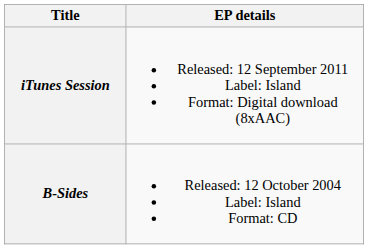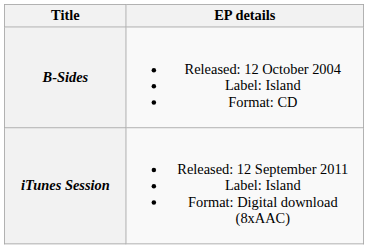rows swapped: (65, 193) <-> (65, 85)
